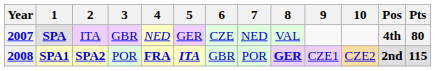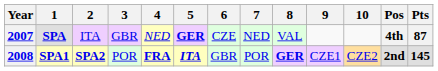(189, 35) normal -> (191, 35) bold
(418, 35) 80 -> (420, 35) 87
(418, 55) 115 -> (420, 55) 145
